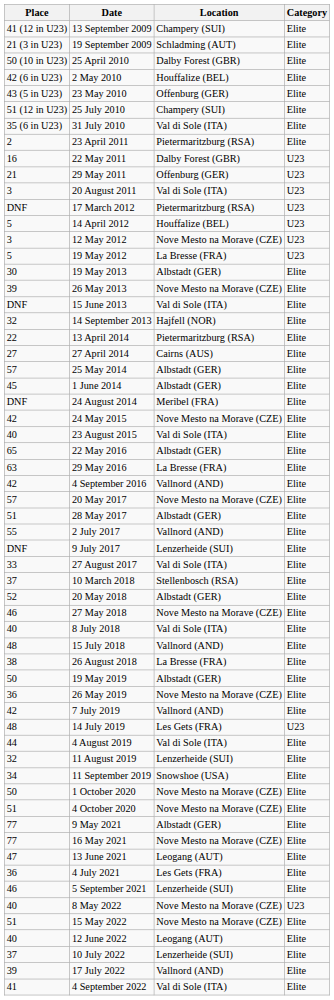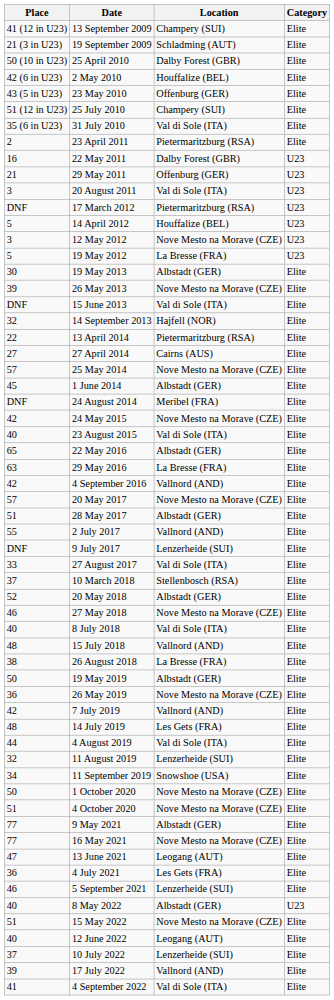(189, 369) Albstadt (GER) -> (219, 369) Nove Mesto na Morave (CZE)
(296, 727) U23 -> (296, 727) Elite
(219, 905) Nove Mesto na Morave (CZE) -> (189, 905) Albstadt (GER)
